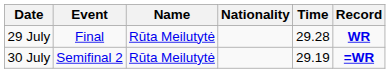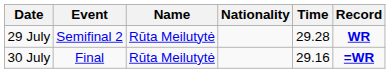(90, 36) Final -> (90, 36) Semifinal 2
(90, 57) Semifinal 2 -> (90, 57) Final
(313, 57) 29.19 -> (313, 57) 29.16
